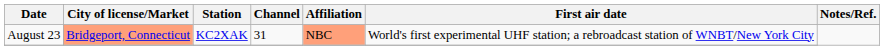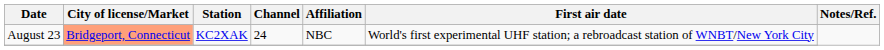(260, 34) 31 -> (260, 34) 24
(319, 34) lightsalmon background -> (319, 34) no background
